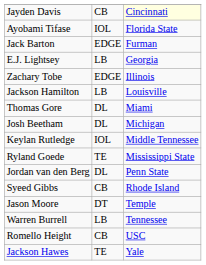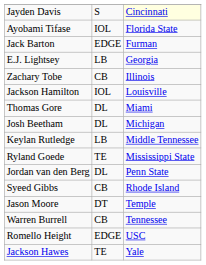(101, 12) CB -> (97, 12) S
(108, 76) EDGE -> (101, 76) CB
(101, 92) LB -> (103, 92) IOL
(103, 140) IOL -> (101, 140) LB
(101, 220) LB -> (101, 220) CB
(101, 236) CB -> (108, 236) EDGE
